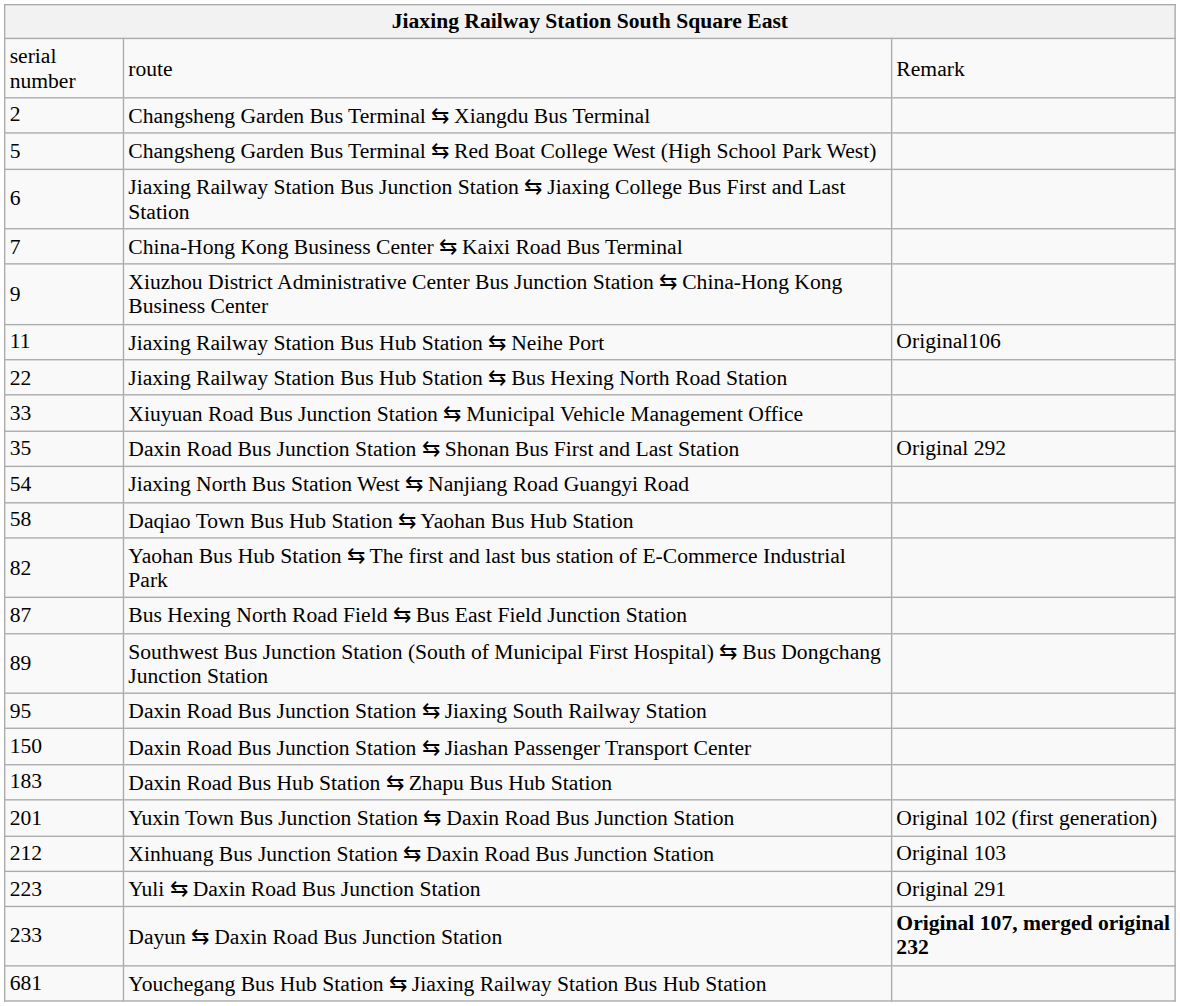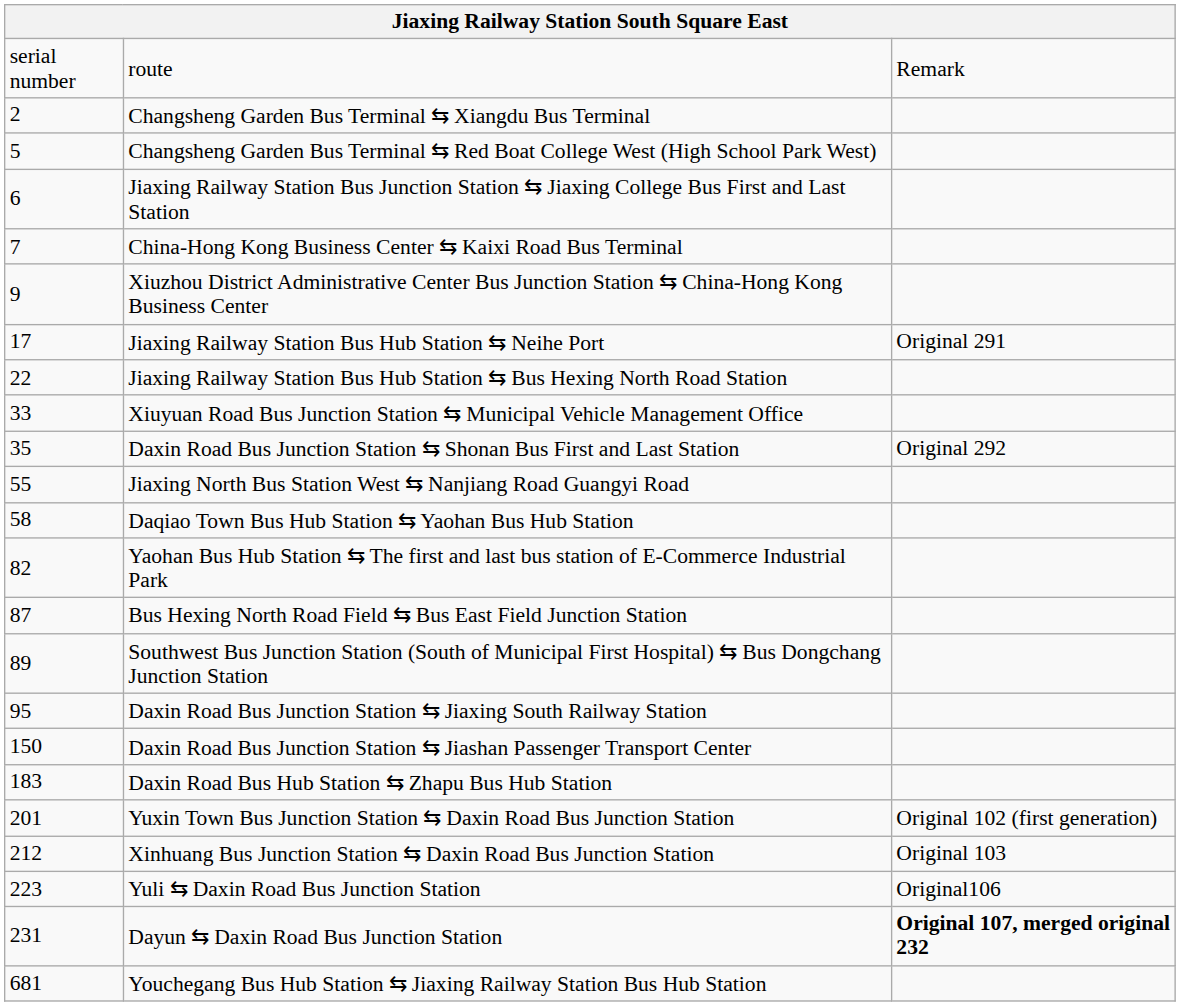(20, 341) 11 -> (20, 341) 17
(949, 341) Original106 -> (951, 341) Original 291
(20, 484) 54 -> (20, 484) 55
(951, 888) Original 291 -> (949, 888) Original106
(26, 935) 233 -> (26, 935) 231
